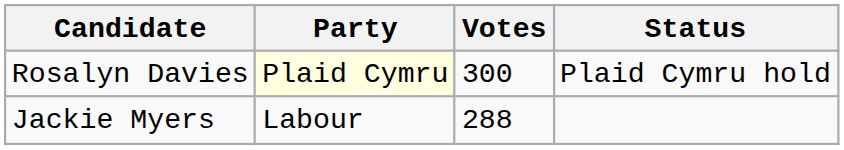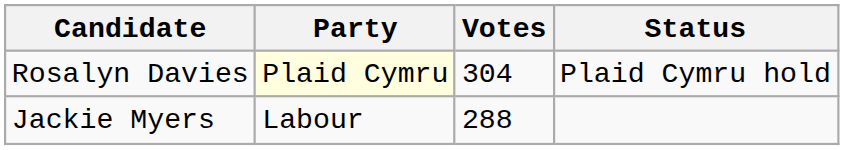(487, 74) 300 -> (487, 74) 304
